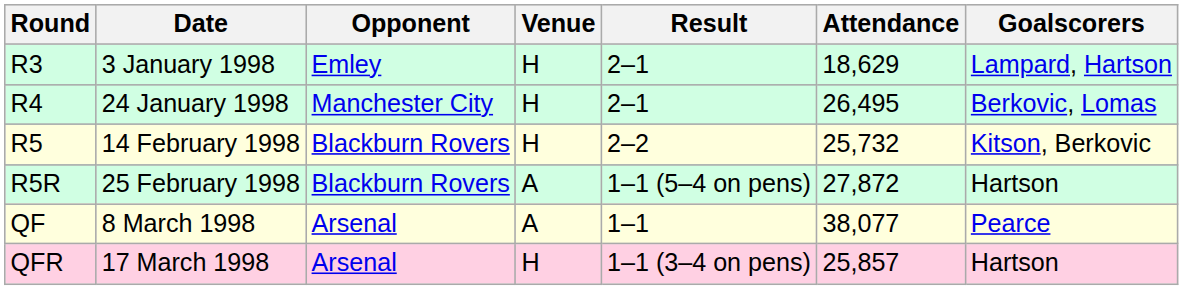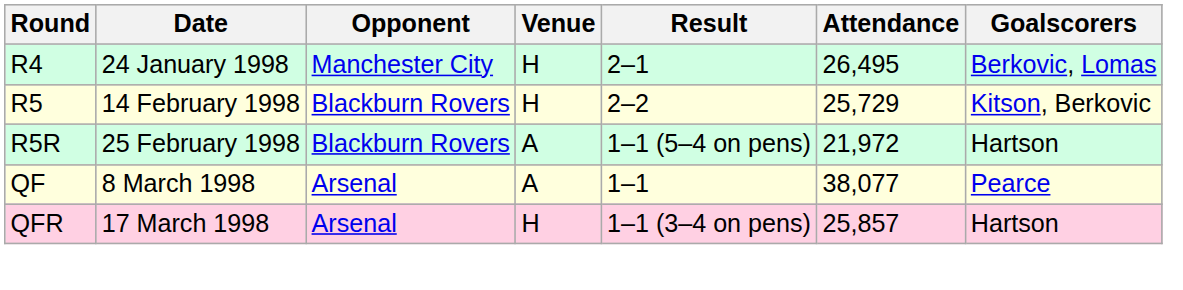- row: (27, 64)
(861, 143) 25,732 -> (861, 104) 25,729
(861, 183) 27,872 -> (861, 143) 21,972
